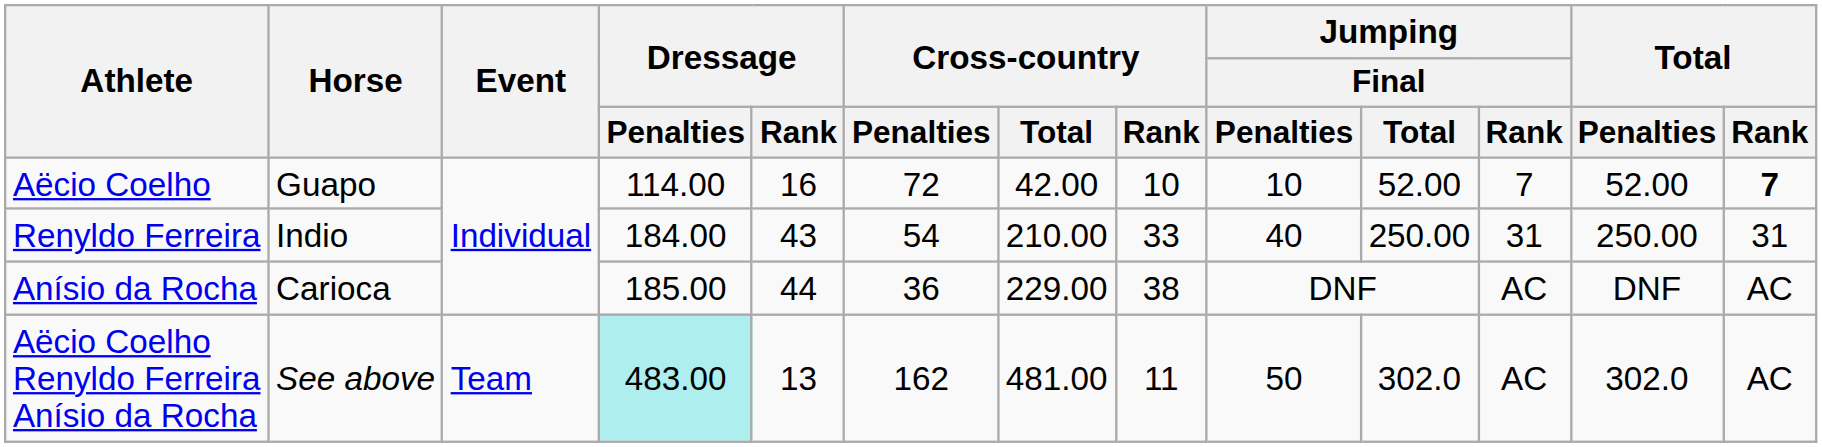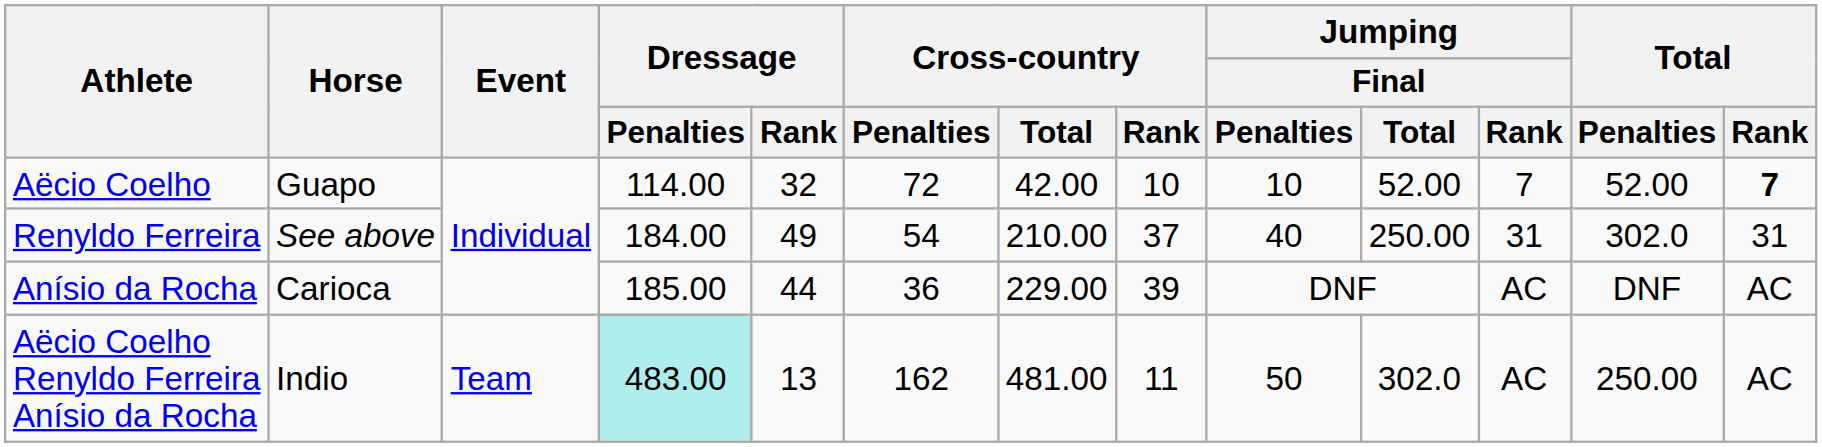(798, 184) 16 -> (798, 184) 32
(312, 236) Indio -> (356, 236) See above
(798, 236) 43 -> (798, 236) 49
(1161, 236) 33 -> (1161, 236) 37
(1647, 236) 250.00 -> (1647, 236) 302.0
(1161, 289) 38 -> (1161, 289) 39
(356, 378) See above -> (312, 378) Indio
(1647, 378) 302.0 -> (1647, 378) 250.00
